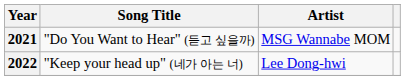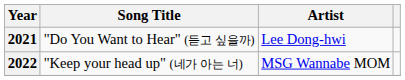(326, 39) MSG Wannabe MOM -> (304, 39) Lee Dong-hwi
(304, 63) Lee Dong-hwi -> (326, 63) MSG Wannabe MOM
